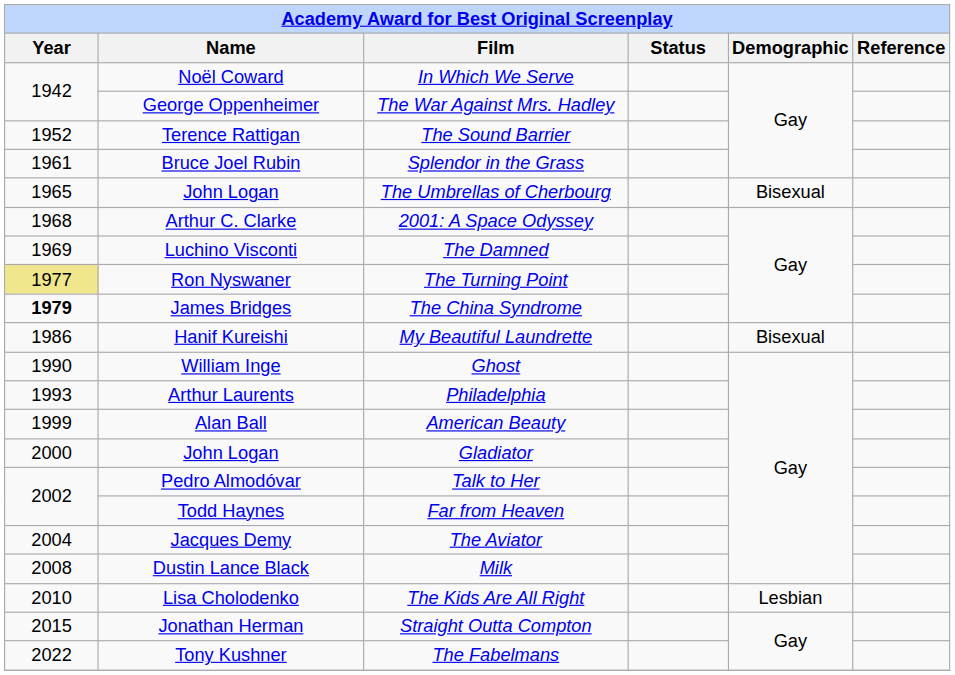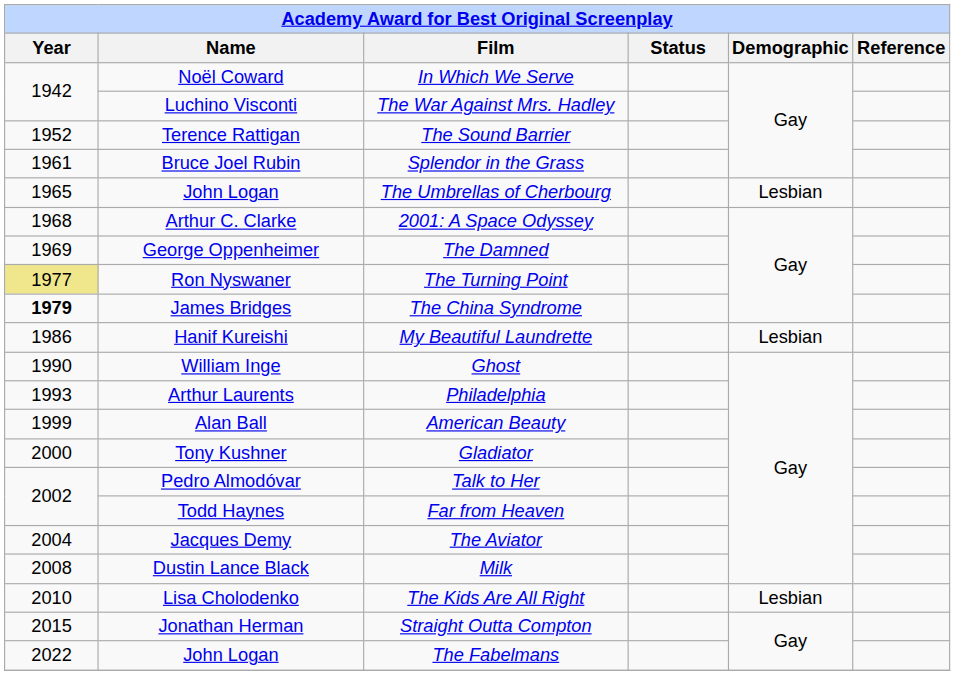(231, 105) George Oppenheimer -> (231, 105) Luchino Visconti
(790, 192) Bisexual -> (790, 192) Lesbian
(231, 250) Luchino Visconti -> (231, 250) George Oppenheimer
(790, 337) Bisexual -> (790, 337) Lesbian
(231, 452) John Logan -> (231, 452) Tony Kushner
(231, 655) Tony Kushner -> (231, 655) John Logan
